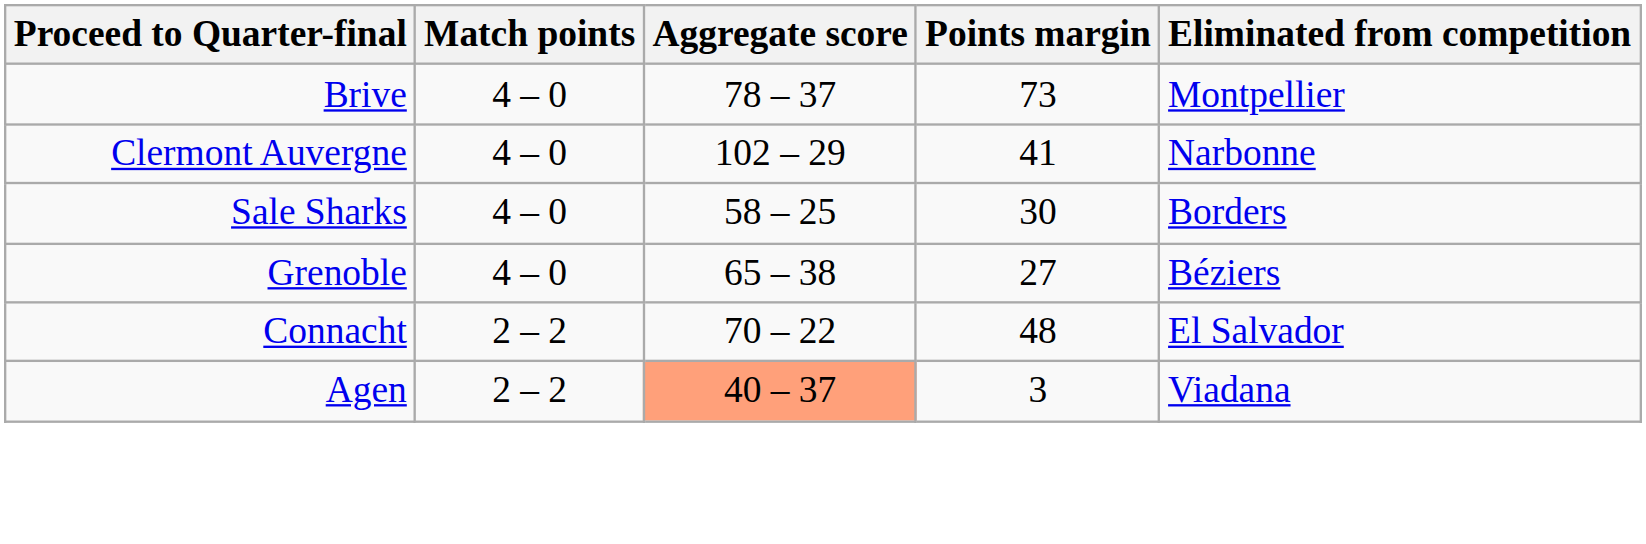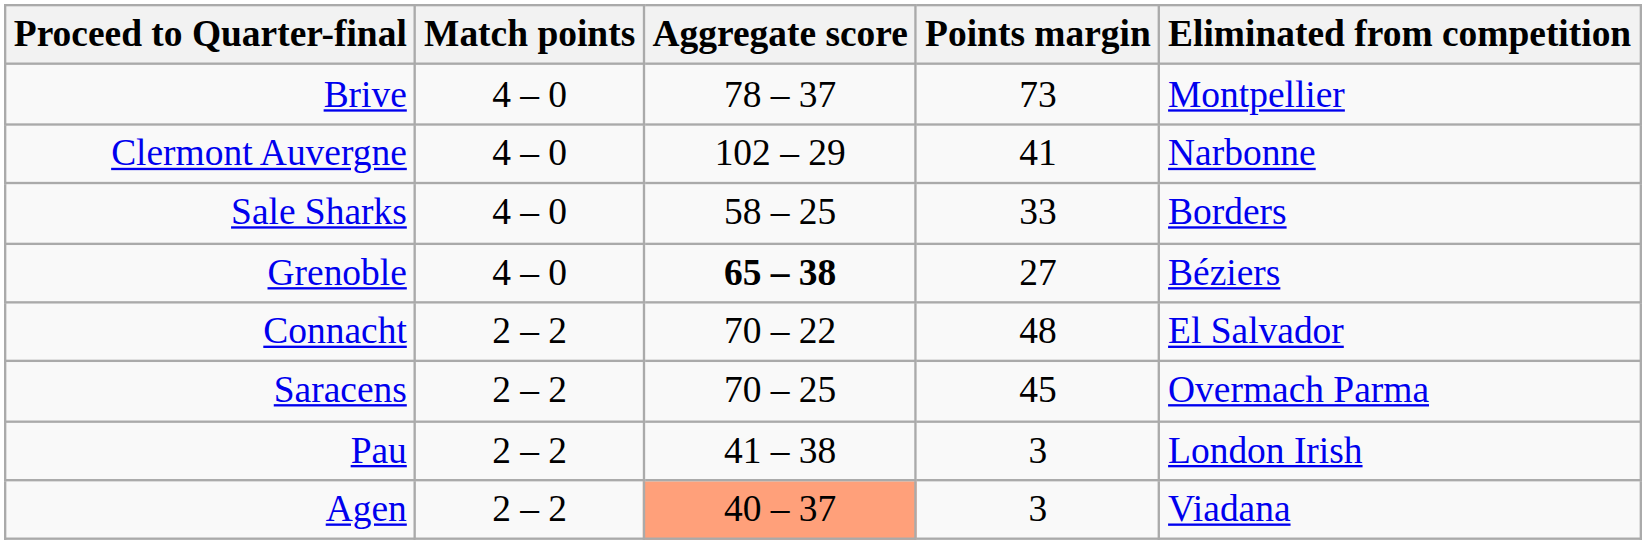(1038, 212) 30 -> (1038, 212) 33
(780, 271) normal -> (780, 271) bold
+ row: (340, 390)
+ row: (379, 449)
